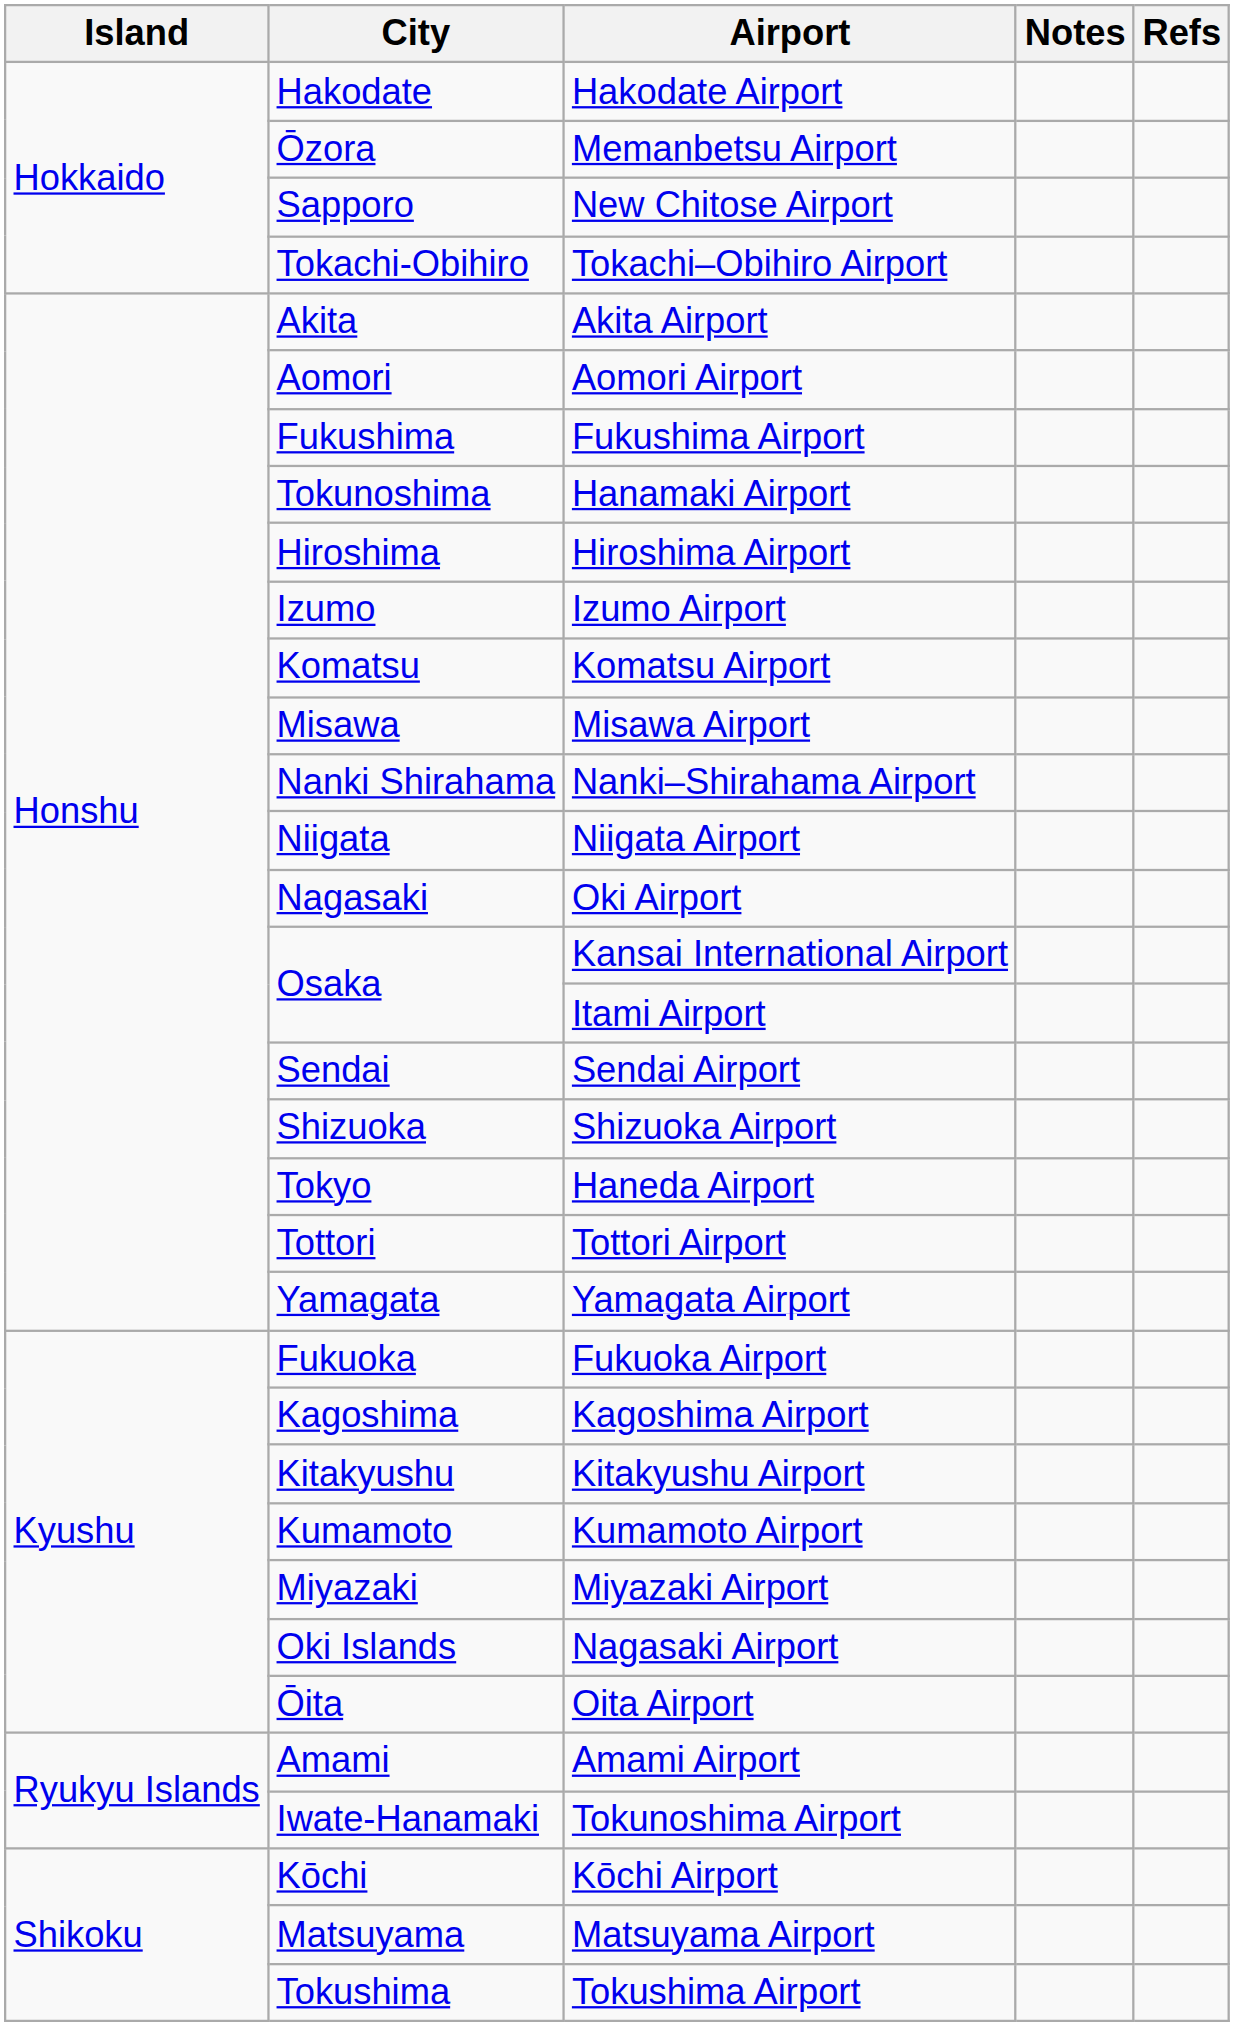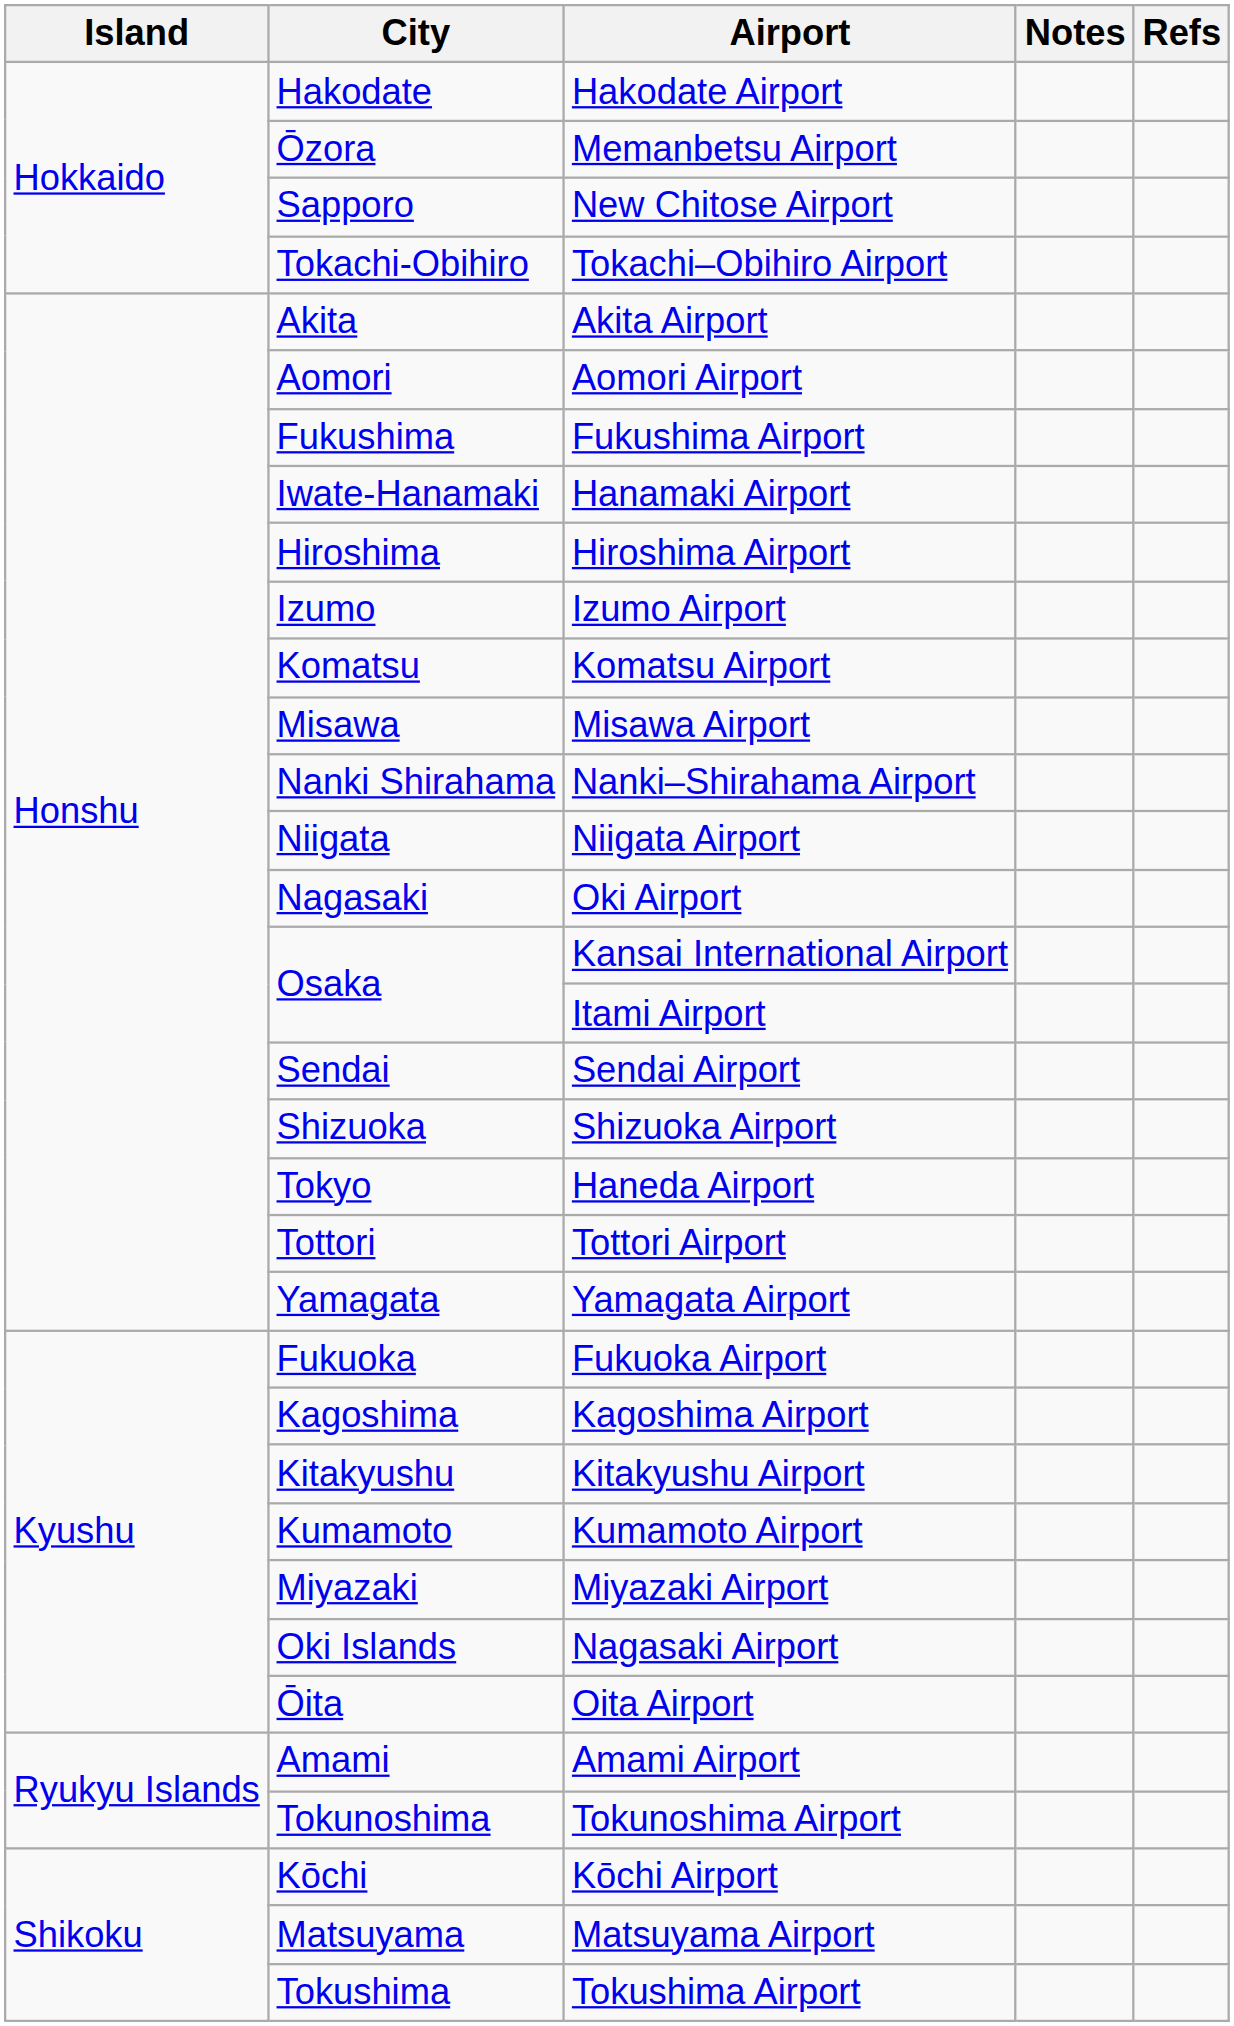(384, 494) Tokunoshima -> (408, 494) Iwate-Hanamaki
(408, 1818) Iwate-Hanamaki -> (384, 1818) Tokunoshima
